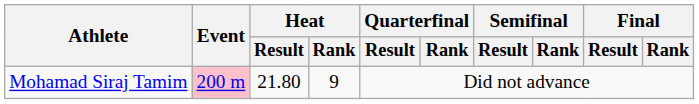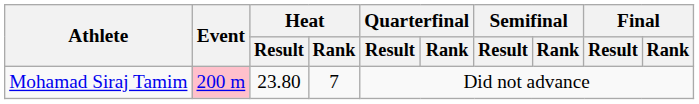(279, 82) 21.80 -> (279, 82) 23.80
(334, 82) 9 -> (334, 82) 7
